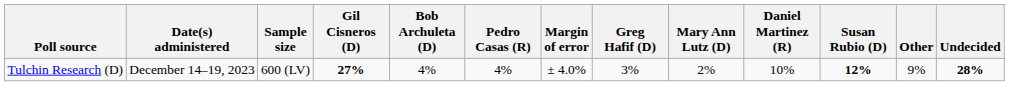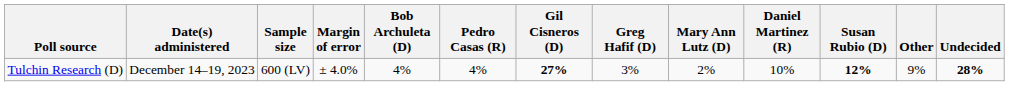columns swapped: (567, 39) <-> (351, 31)
